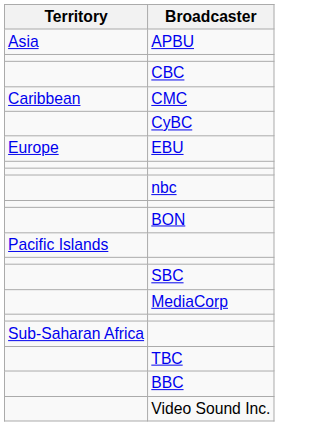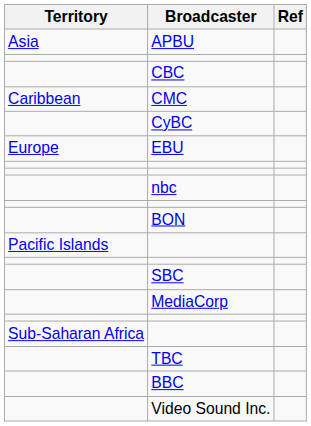+ column: (290, 16)
